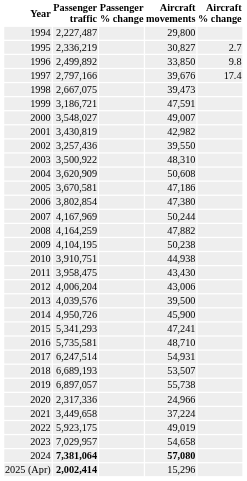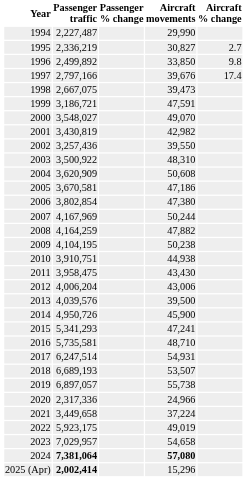(181, 33) 29,800 -> (181, 33) 29,990
(181, 117) 49,007 -> (181, 117) 49,070
